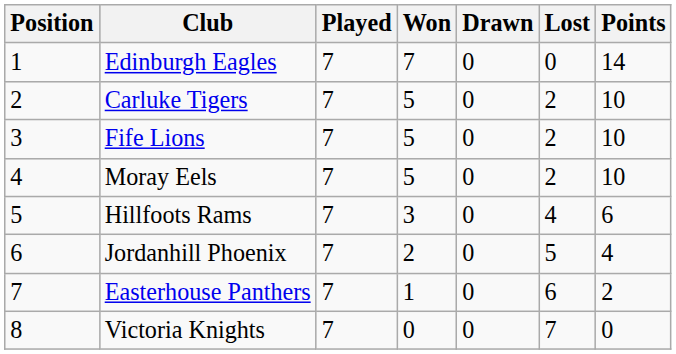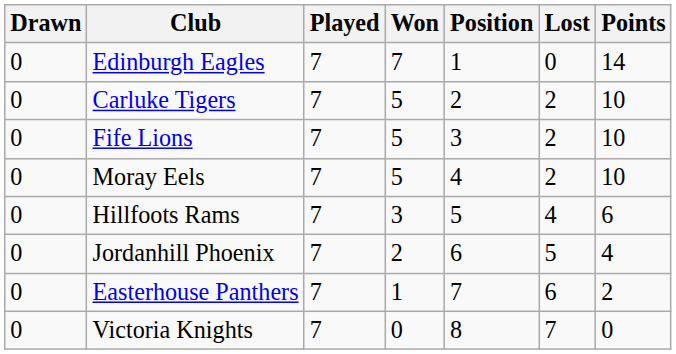columns swapped: (52, 23) <-> (498, 23)
